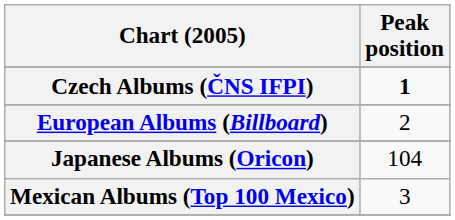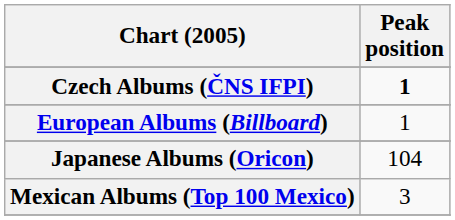(405, 122) 2 -> (405, 122) 1
